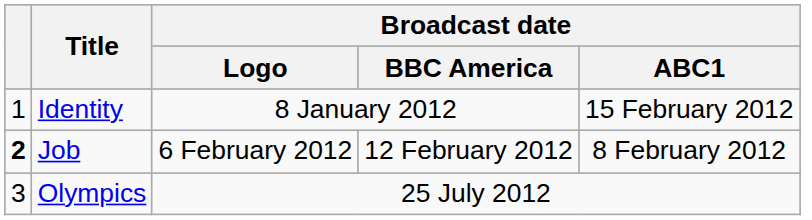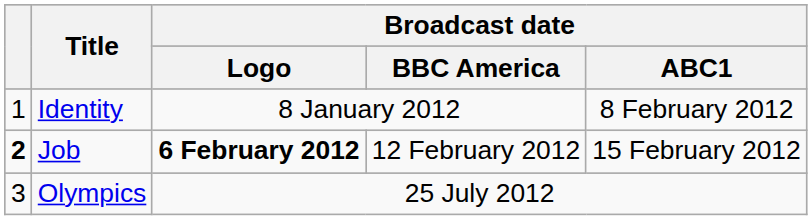(689, 109) 15 February 2012 -> (697, 109) 8 February 2012
(255, 151) normal -> (259, 151) bold
(689, 151) 8 February 2012 -> (697, 151) 15 February 2012
